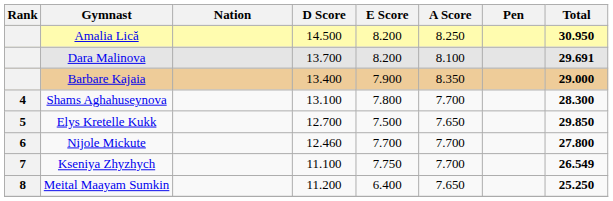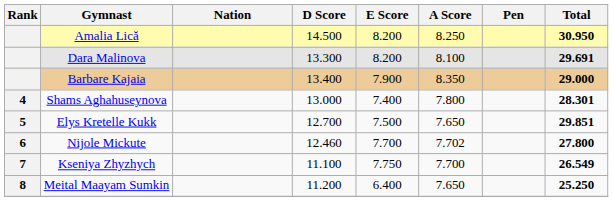(324, 57) 13.700 -> (324, 57) 13.300
(324, 100) 13.100 -> (324, 100) 13.000
(387, 100) 7.800 -> (387, 100) 7.400
(450, 100) 7.700 -> (450, 100) 7.800
(577, 100) 28.300 -> (577, 100) 28.301
(577, 121) 29.850 -> (577, 121) 29.851
(450, 142) 7.700 -> (450, 142) 7.702
